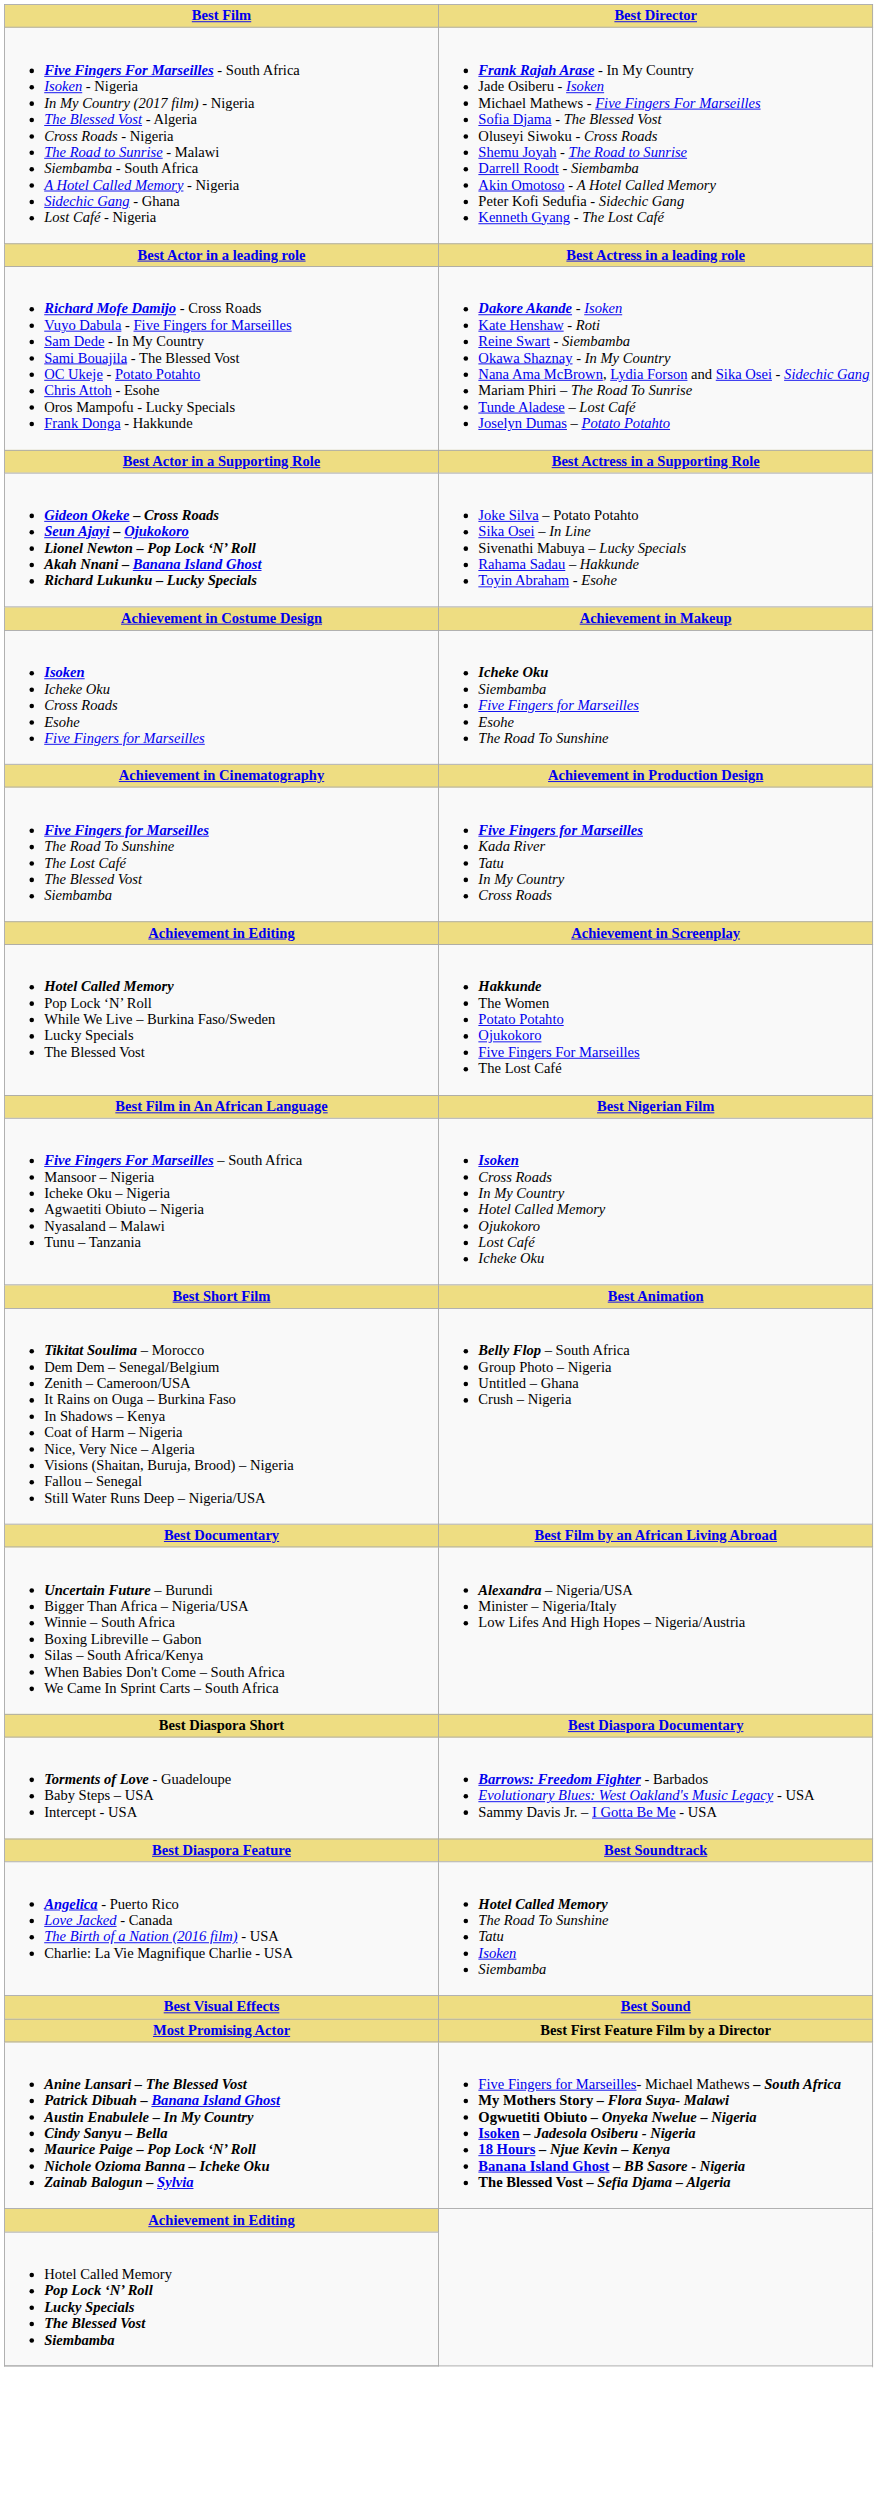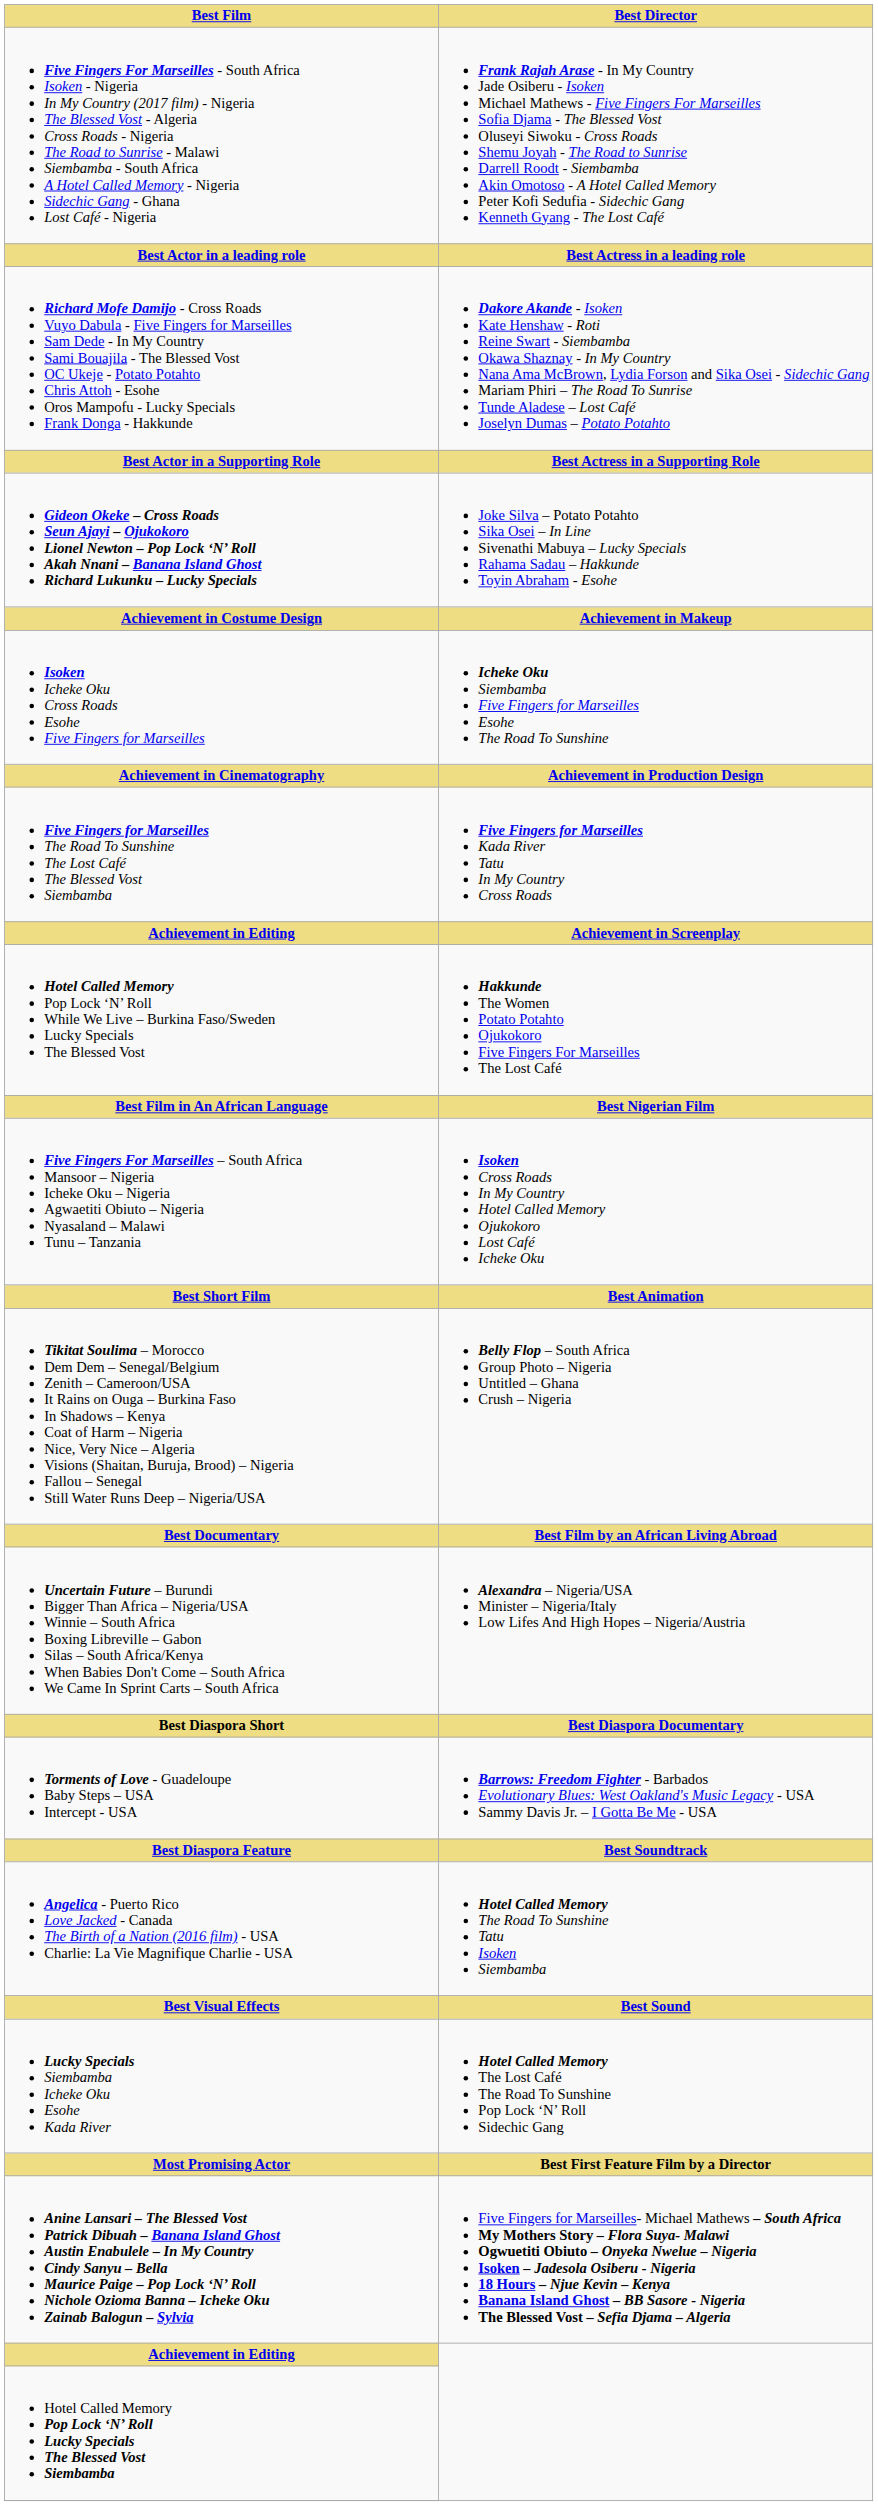+ row: (222, 2094)
